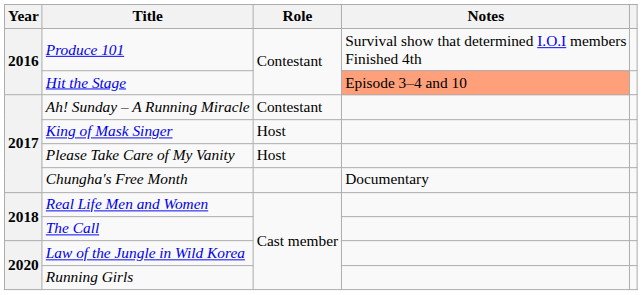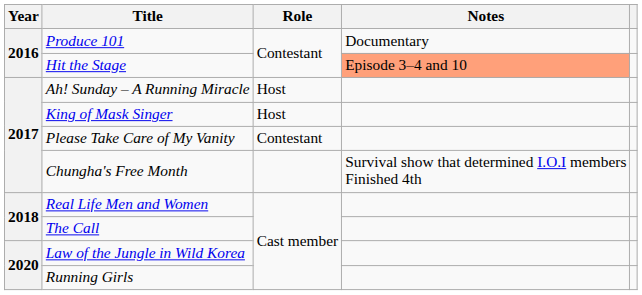(486, 49) Survival show that determined I.O.I members Finished 4th -> (387, 41) Documentary
(290, 107) Contestant -> (271, 89) Host
(271, 155) Host -> (290, 138) Contestant
(387, 180) Documentary -> (486, 171) Survival show that determined I.O.I members Finished 4th
